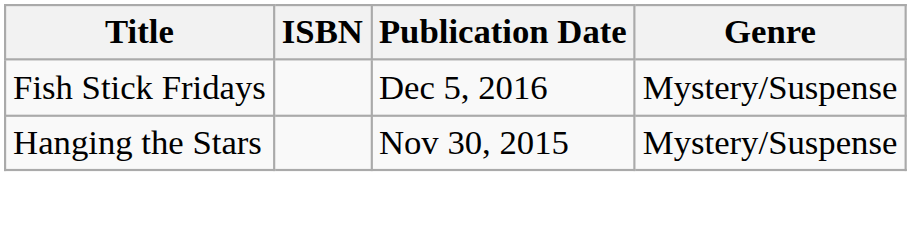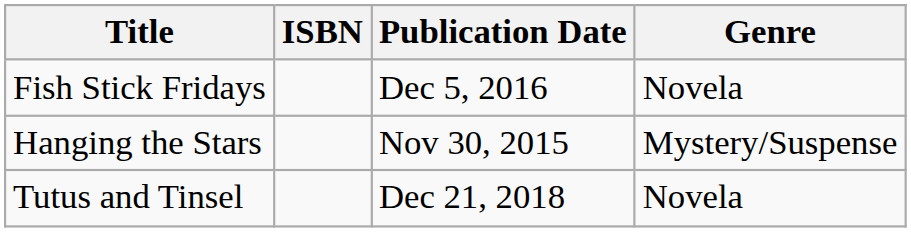(770, 87) Mystery/Suspense -> (693, 87) Novela
+ row: (128, 197)
